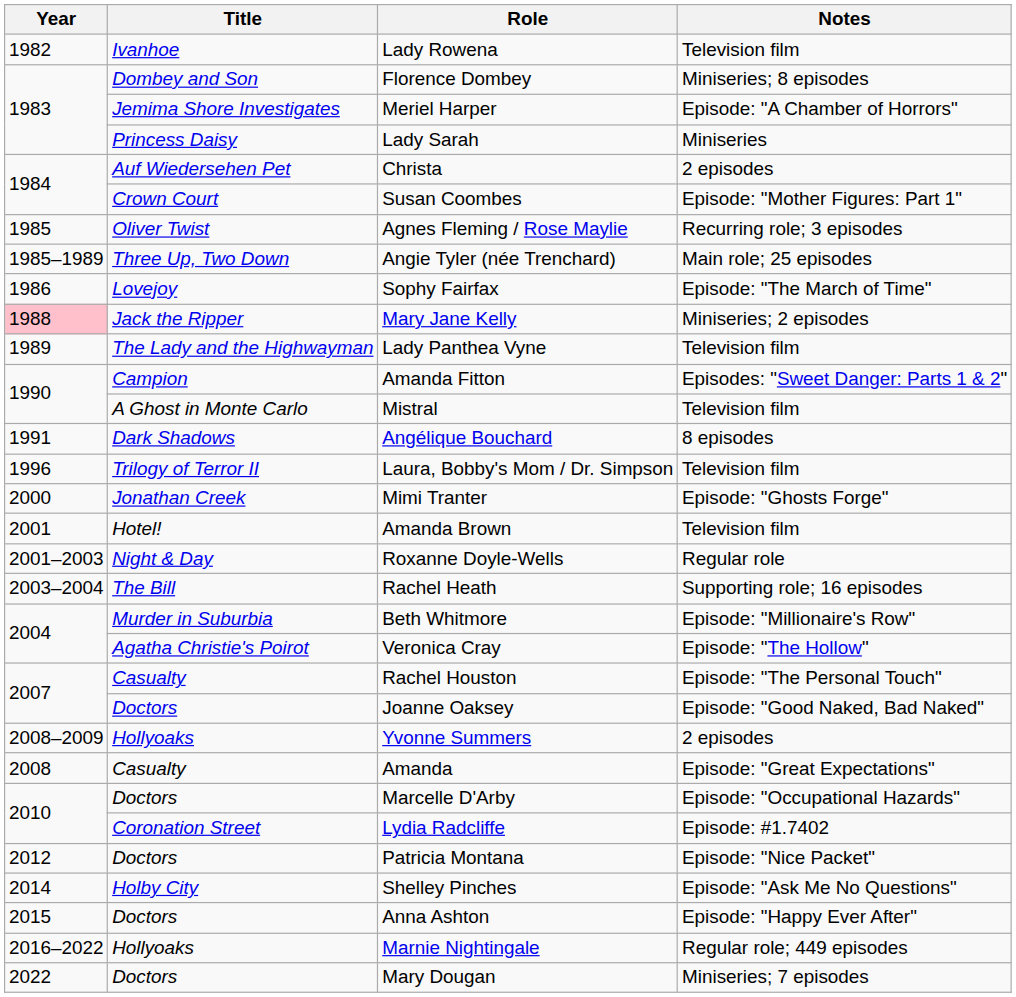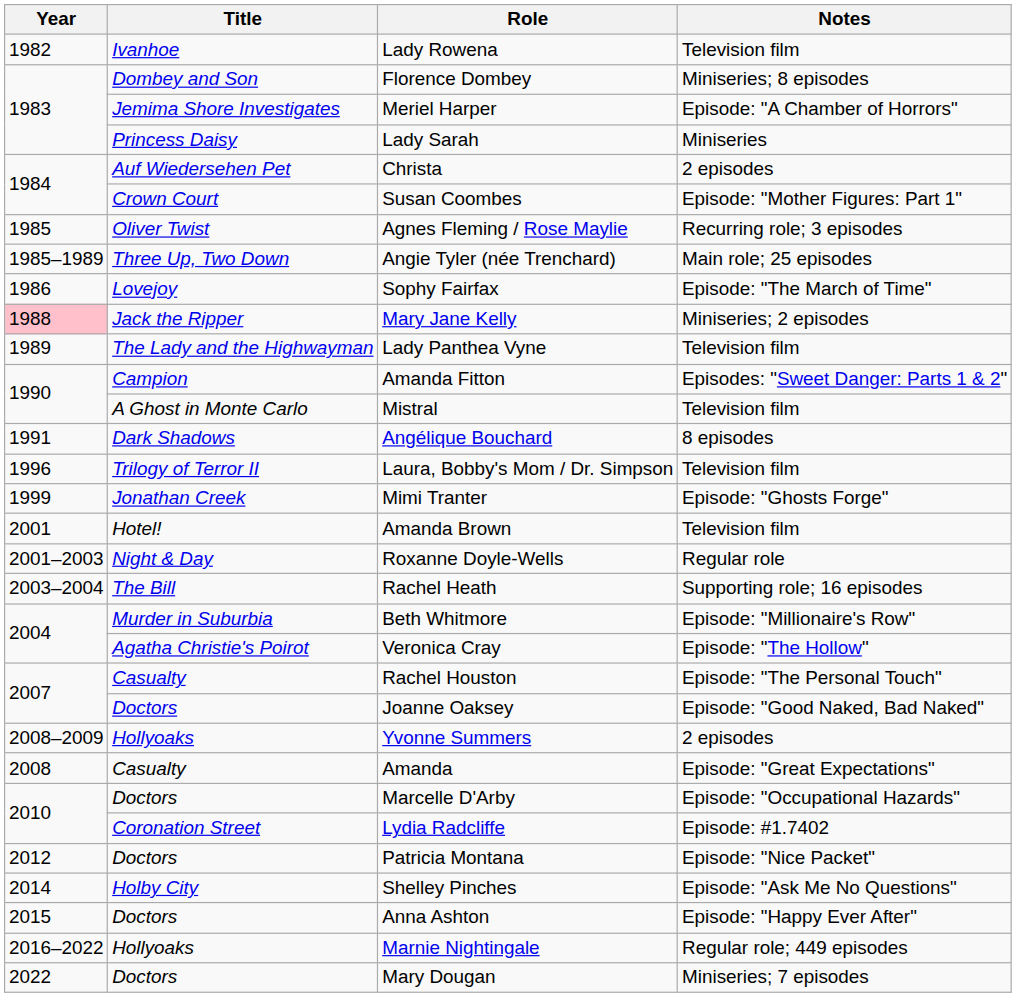(30, 498) 2000 -> (30, 498) 1999
